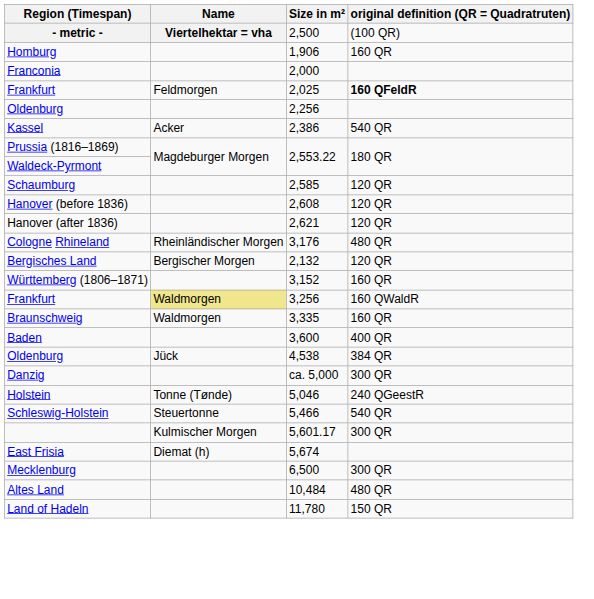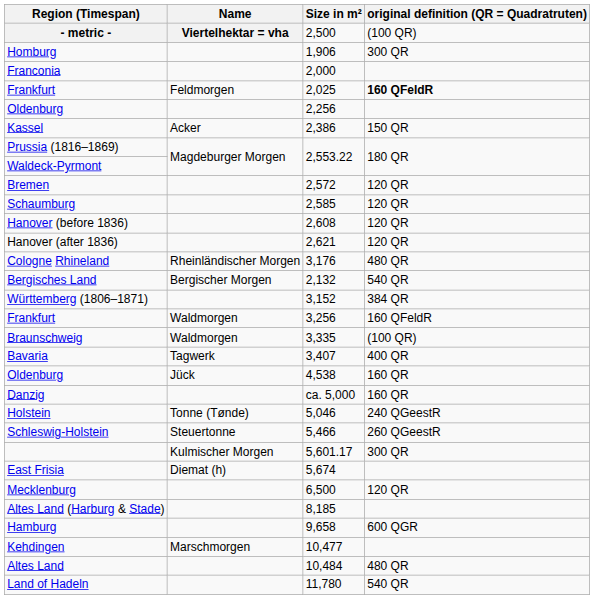(371, 52) 160 QR -> (388, 52) 300 QR
(371, 128) 540 QR -> (388, 128) 150 QR
+ row: (28, 185)
(371, 261) 120 QR -> (388, 280) 540 QR
(371, 280) 160 QR -> (388, 299) 384 QR
(187, 299) khaki background -> (204, 318) no background
(385, 299) 160 QWaldR -> (400, 318) 160 QFeldR
(371, 318) 160 QR -> (392, 337) (100 QR)
+ row: (27, 356)
- row: (24, 337)
(371, 356) 384 QR -> (388, 375) 160 QR
(371, 375) 300 QR -> (388, 394) 160 QR
(371, 413) 540 QR -> (404, 432) 260 QGeestR
(371, 470) 300 QR -> (388, 489) 120 QR
+ row: (86, 508)
+ row: (32, 527)
+ row: (36, 546)
(371, 508) 150 QR -> (388, 584) 540 QR
